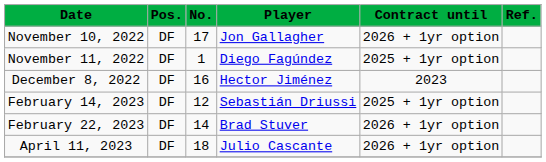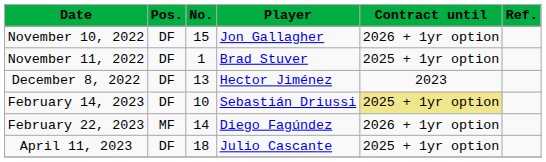(201, 37) 17 -> (201, 37) 15
(276, 59) Diego Fagúndez -> (264, 59) Brad Stuver
(201, 81) 16 -> (201, 81) 13
(201, 103) 12 -> (201, 103) 10
(431, 103) no background -> (431, 103) khaki background
(167, 125) DF -> (167, 125) MF
(264, 125) Brad Stuver -> (276, 125) Diego Fagúndez
(431, 146) 2026 + 1yr option -> (431, 146) 2025 + 1yr option
